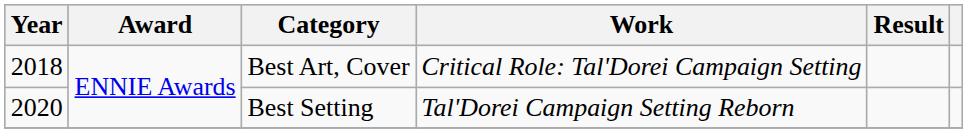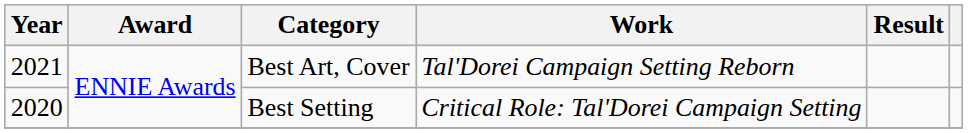(37, 66) 2018 -> (37, 66) 2021
(641, 66) Critical Role: Tal'Dorei Campaign Setting -> (608, 66) Tal'Dorei Campaign Setting Reborn
(608, 107) Tal'Dorei Campaign Setting Reborn -> (641, 107) Critical Role: Tal'Dorei Campaign Setting
